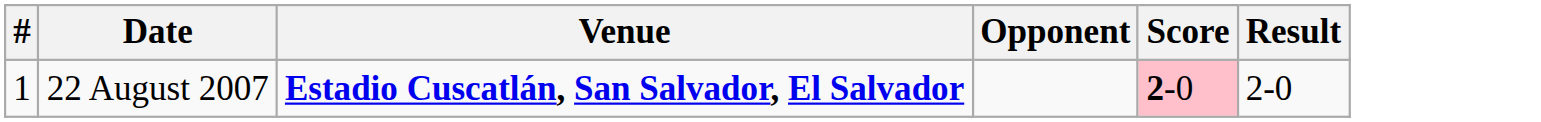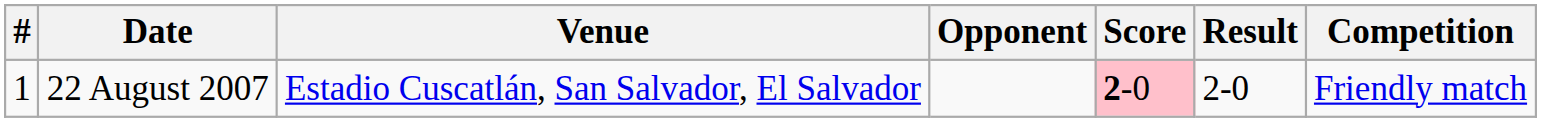+ column: (1421, 32)
(625, 87) bold -> (603, 87) normal
